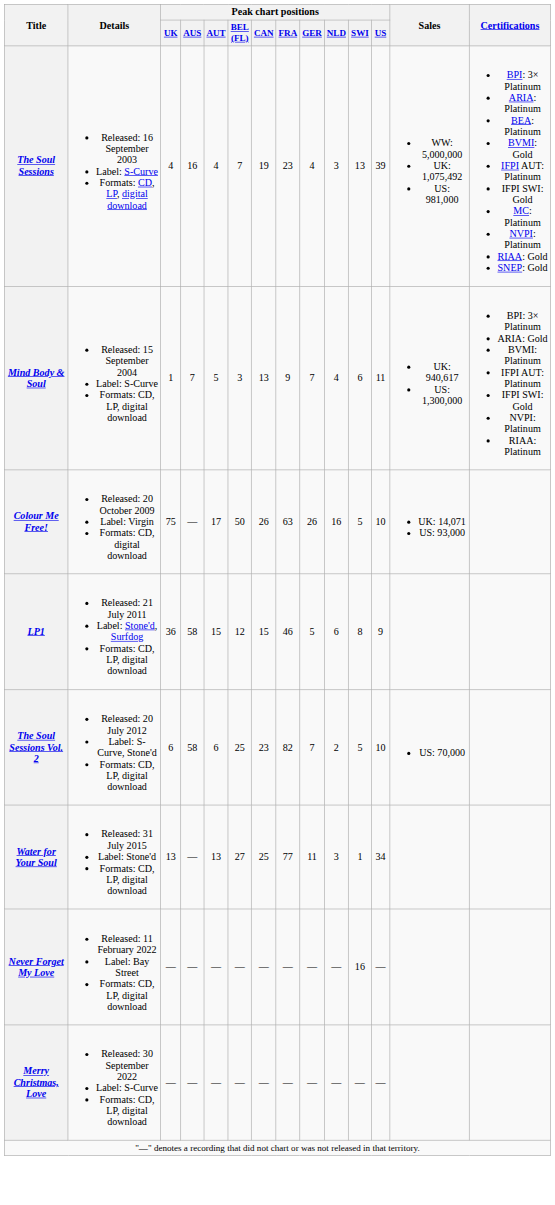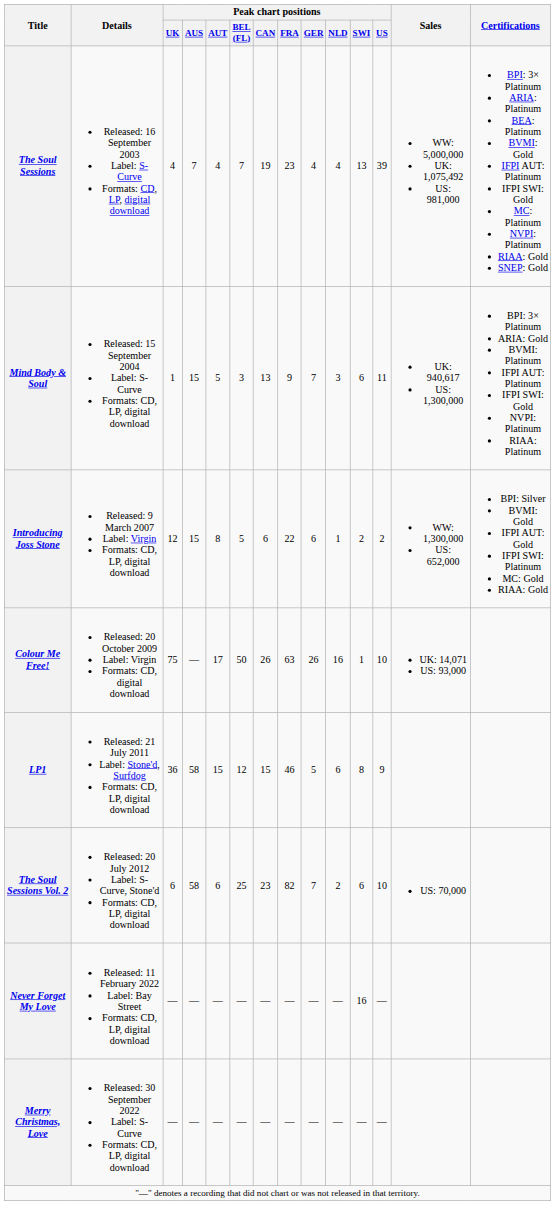(192, 166) 16 -> (194, 166) 7
(336, 166) 3 -> (338, 166) 4
(192, 378) 7 -> (194, 378) 15
(336, 378) 4 -> (338, 378) 3
+ row: (38, 539)
(360, 522) 5 -> (361, 660) 1
(360, 747) 5 -> (361, 885) 6
- row: (36, 857)
